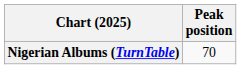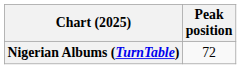(209, 52) 70 -> (209, 52) 72
